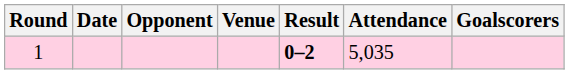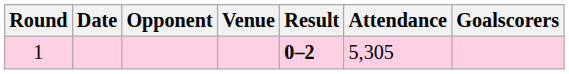(371, 52) 5,035 -> (371, 52) 5,305
